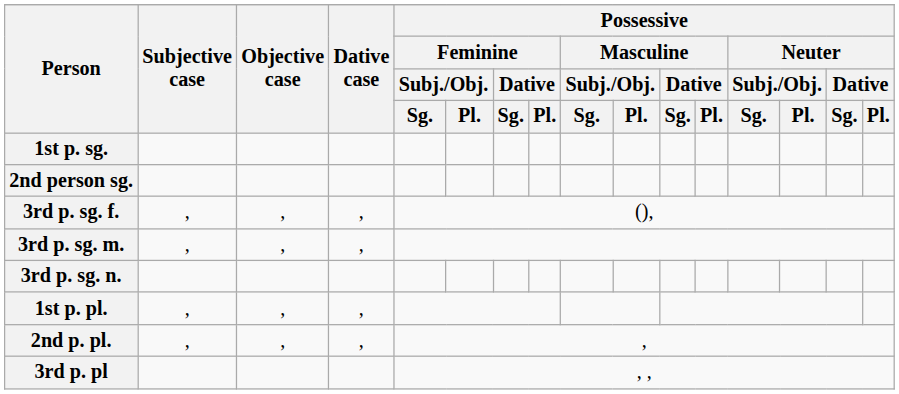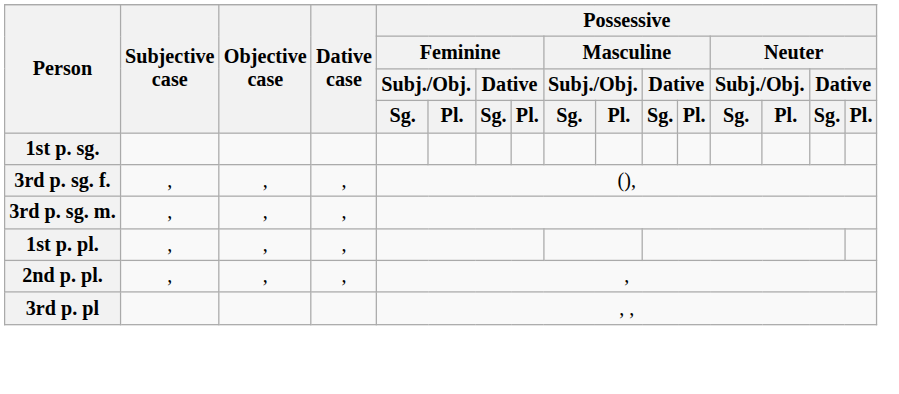- row: (71, 180)
- row: (71, 276)
